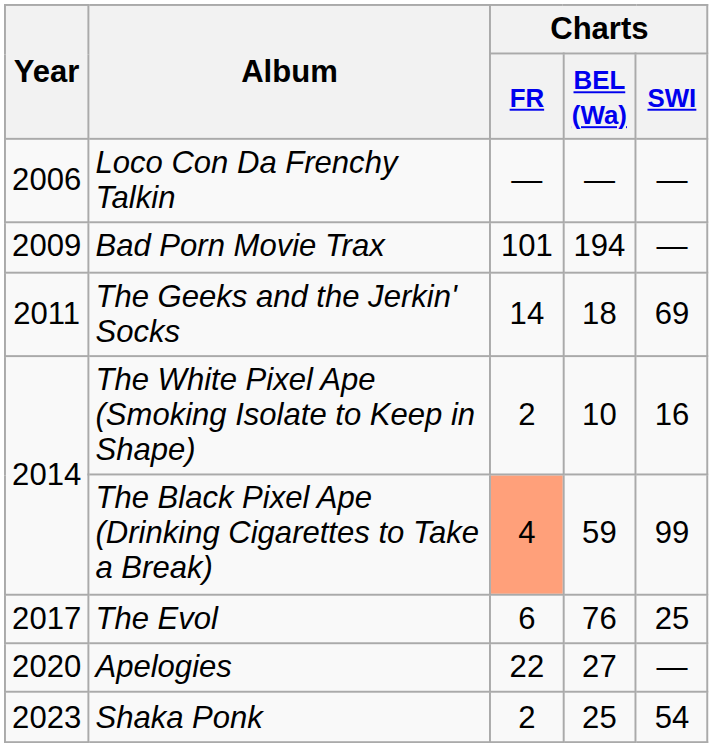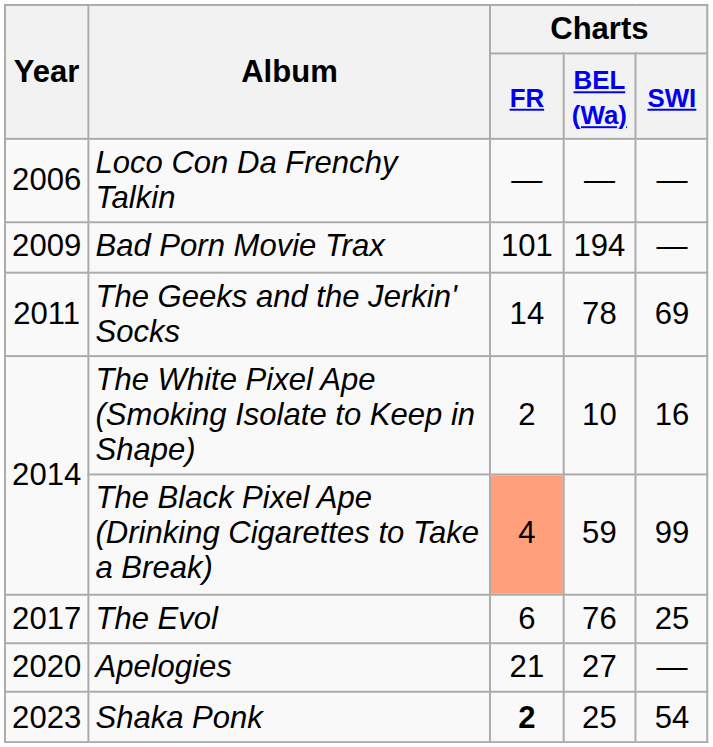(599, 313) 18 -> (599, 313) 78
(527, 667) 22 -> (527, 667) 21
(527, 716) normal -> (527, 716) bold
